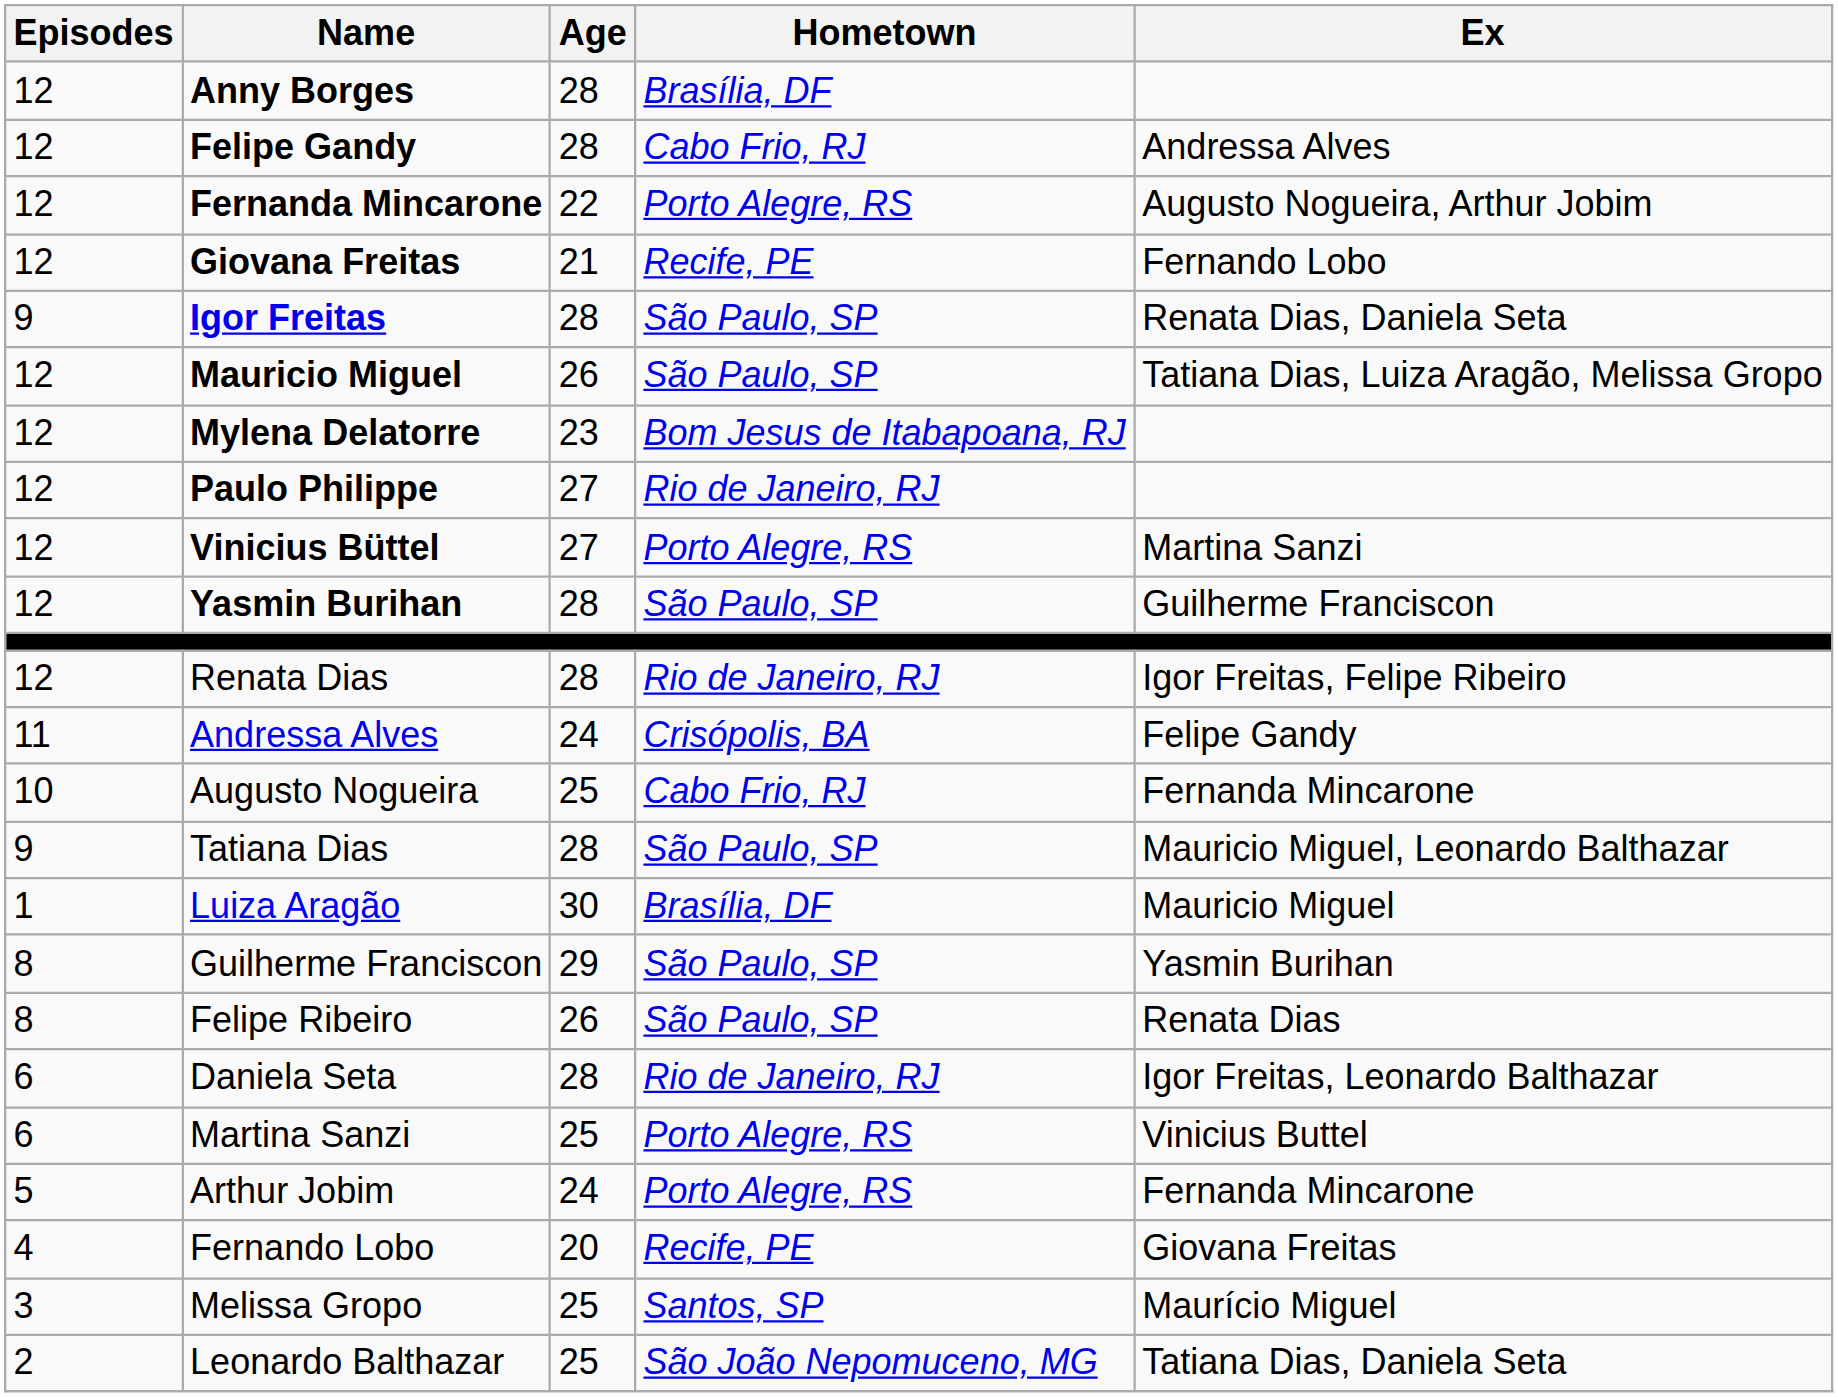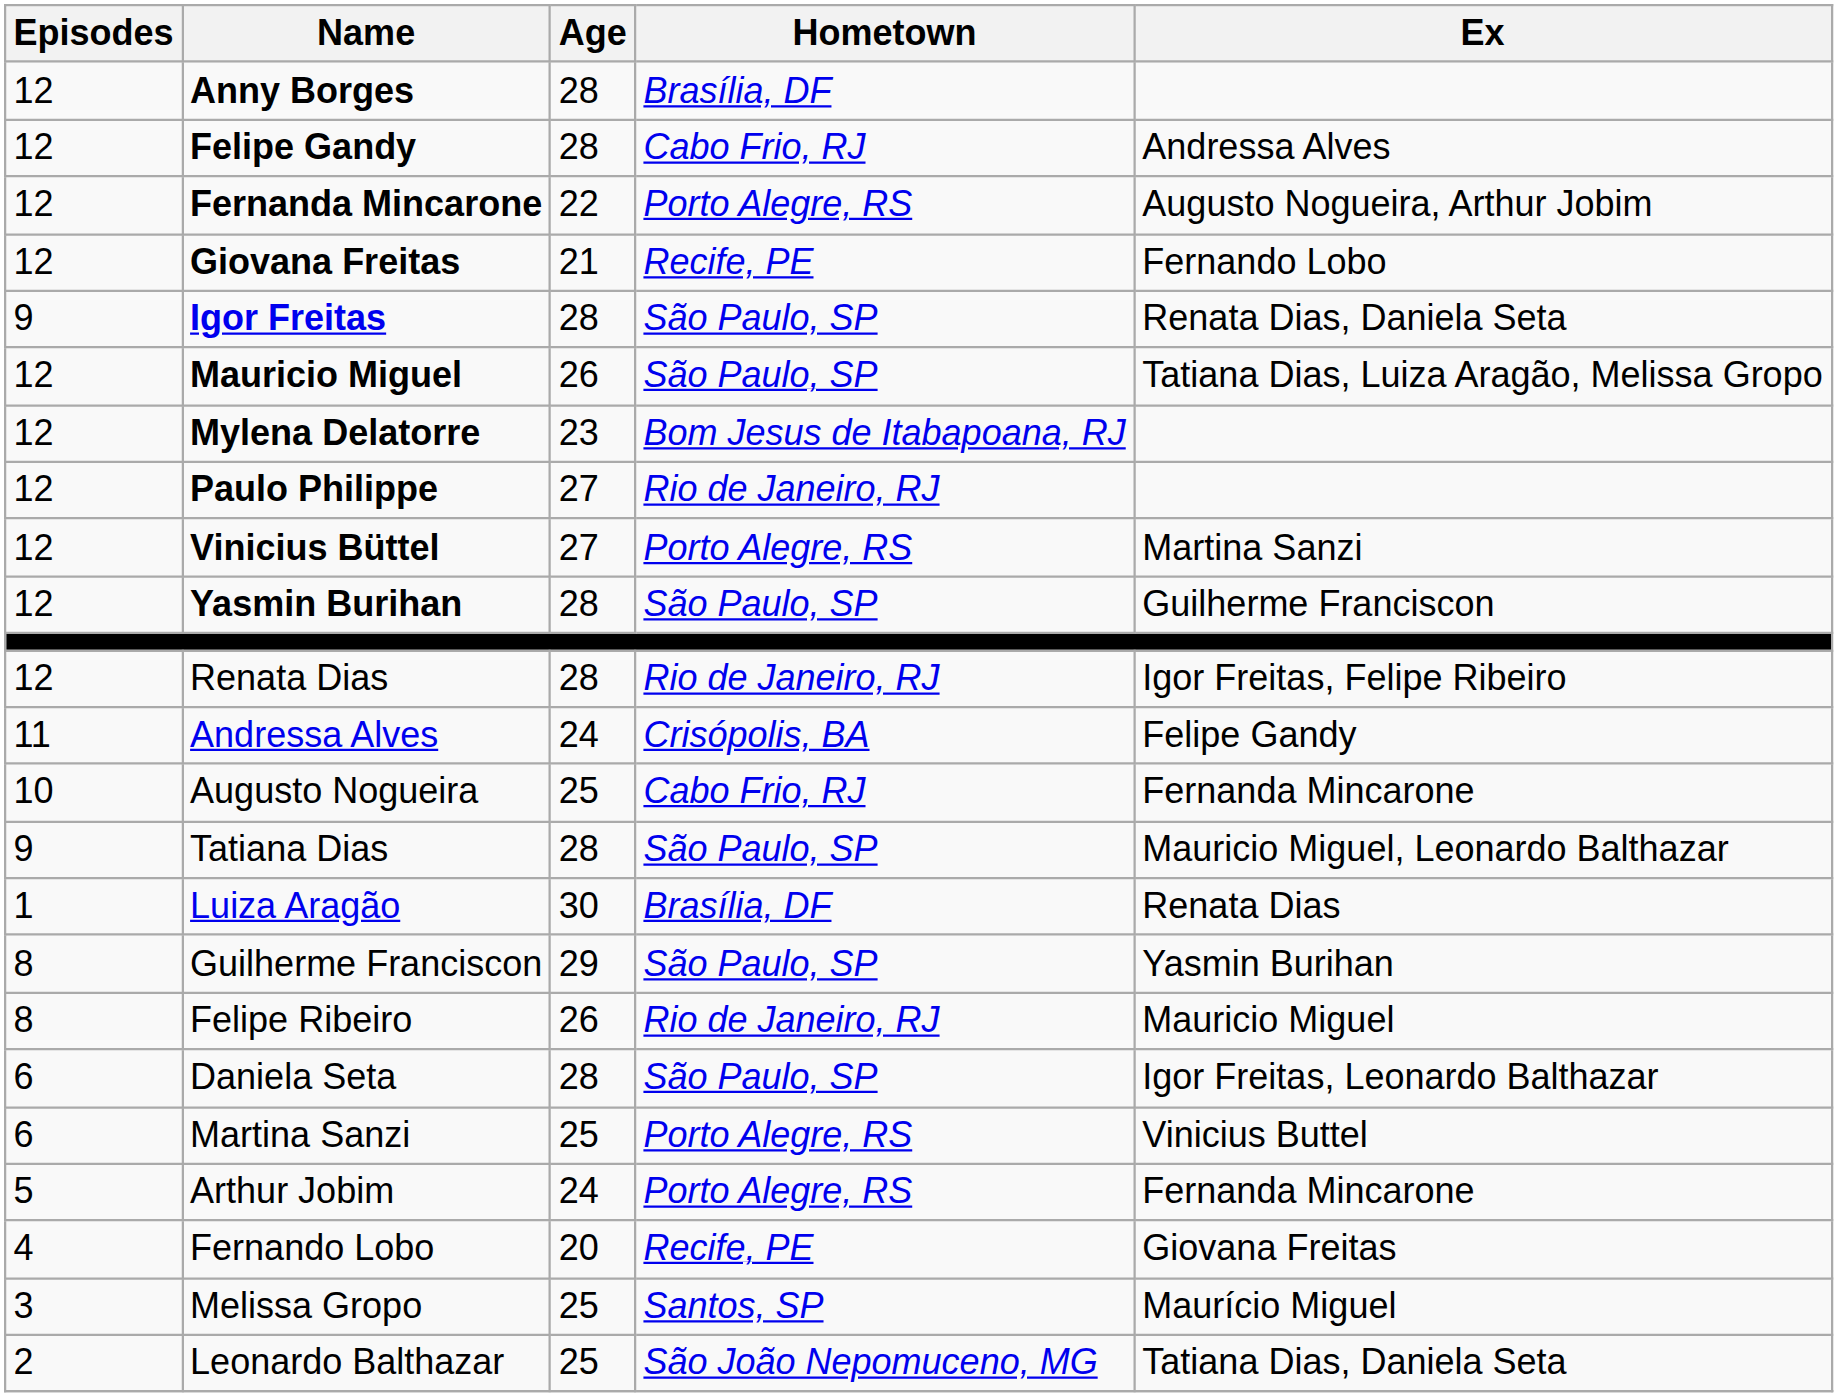(1268, 906) Mauricio Miguel -> (1241, 906) Renata Dias
(761, 1020) São Paulo, SP -> (792, 1020) Rio de Janeiro, RJ
(1241, 1020) Renata Dias -> (1268, 1020) Mauricio Miguel
(792, 1077) Rio de Janeiro, RJ -> (761, 1077) São Paulo, SP
